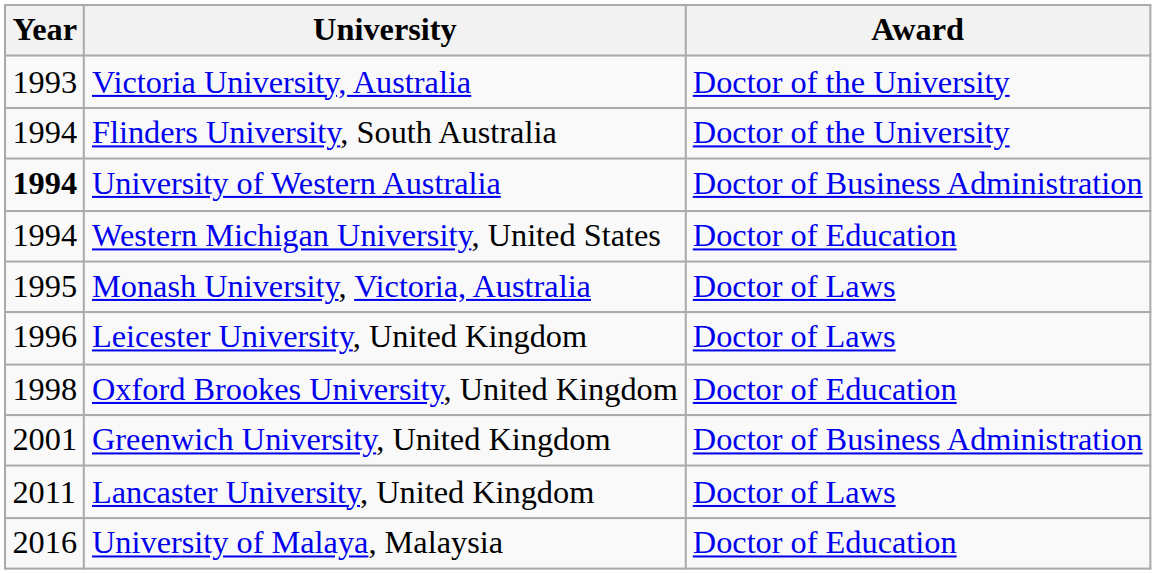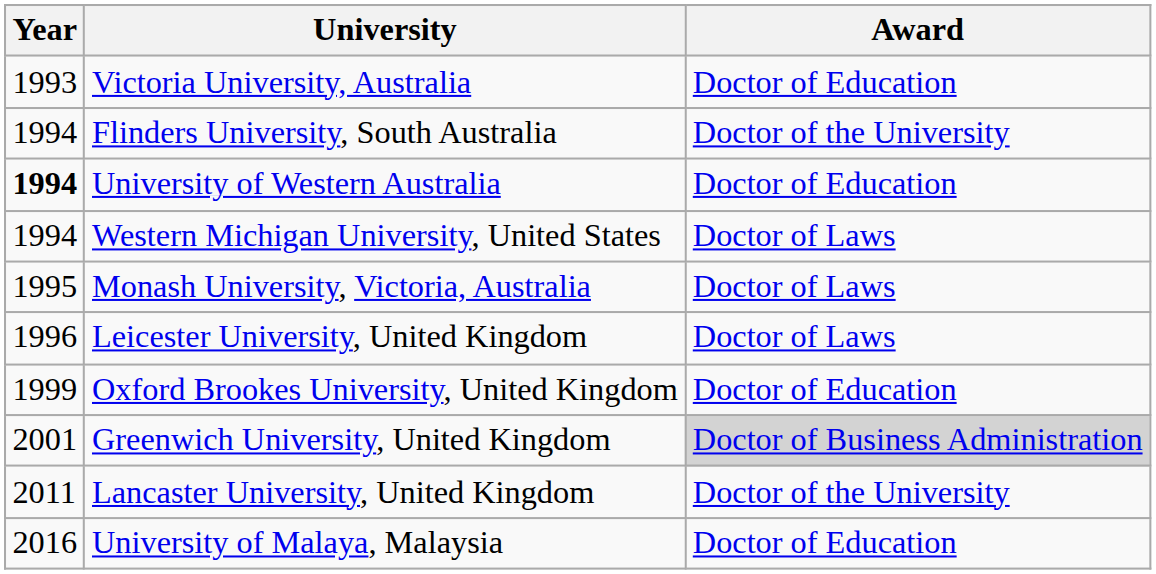(851, 81) Doctor of the University -> (825, 81) Doctor of Education
(918, 183) Doctor of Business Administration -> (825, 183) Doctor of Education
(825, 235) Doctor of Education -> (794, 235) Doctor of Laws
(45, 388) 1998 -> (45, 388) 1999
(918, 440) no background -> (918, 440) lightgrey background
(794, 491) Doctor of Laws -> (851, 491) Doctor of the University
